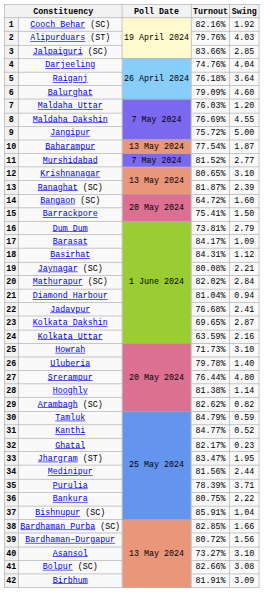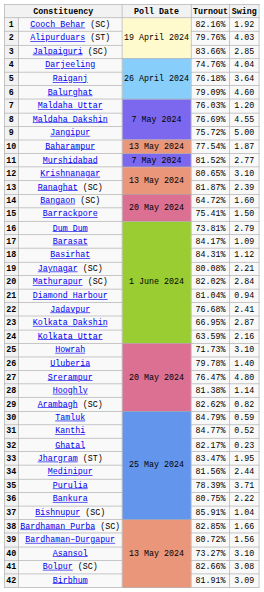(210, 323) 69.65% -> (210, 323) 66.95%
(210, 377) 76.44% -> (210, 377) 76.47%
